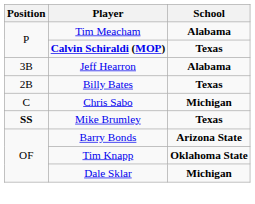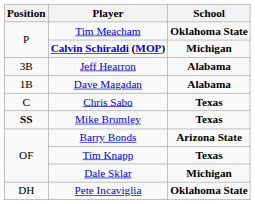(209, 31) Alabama -> (209, 31) Oklahoma State
(209, 48) Texas -> (209, 48) Michigan
+ row: (108, 84)
- row: (108, 84)
(209, 102) Michigan -> (209, 102) Texas
(209, 155) Oklahoma State -> (209, 155) Texas
+ row: (108, 191)
